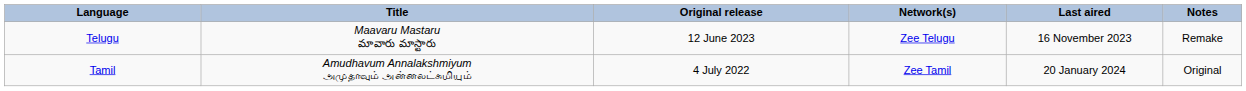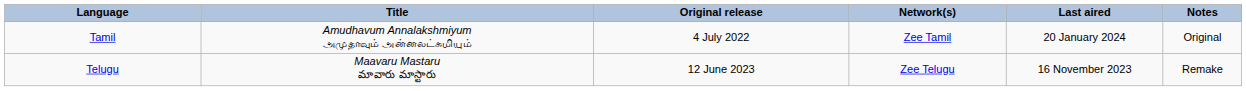rows swapped: (103, 70) <-> (103, 38)
